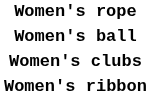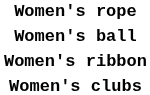rows swapped: (75, 62) <-> (75, 86)
